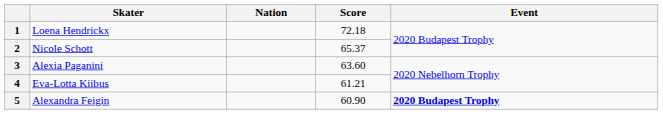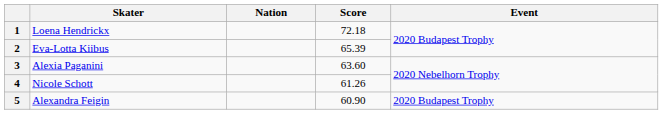(63, 48) Nicole Schott -> (71, 48) Eva-Lotta Kiibus
(353, 48) 65.37 -> (353, 48) 65.39
(71, 83) Eva-Lotta Kiibus -> (63, 83) Nicole Schott
(353, 83) 61.21 -> (353, 83) 61.26
(446, 100) bold -> (444, 100) normal
